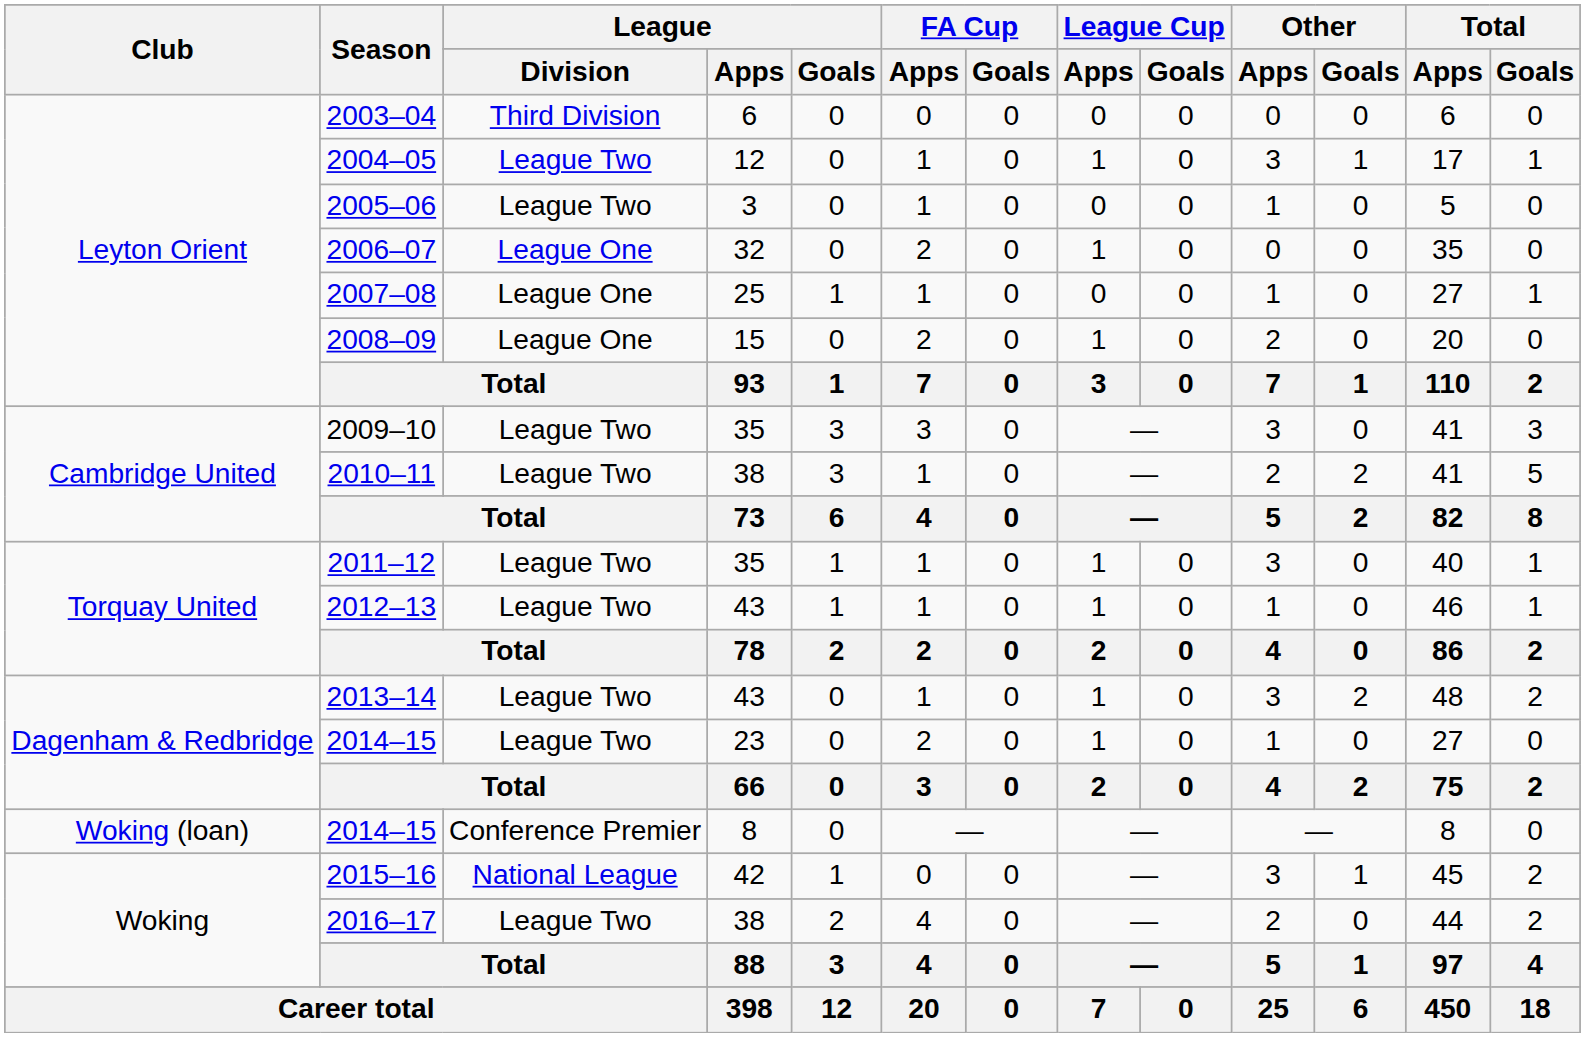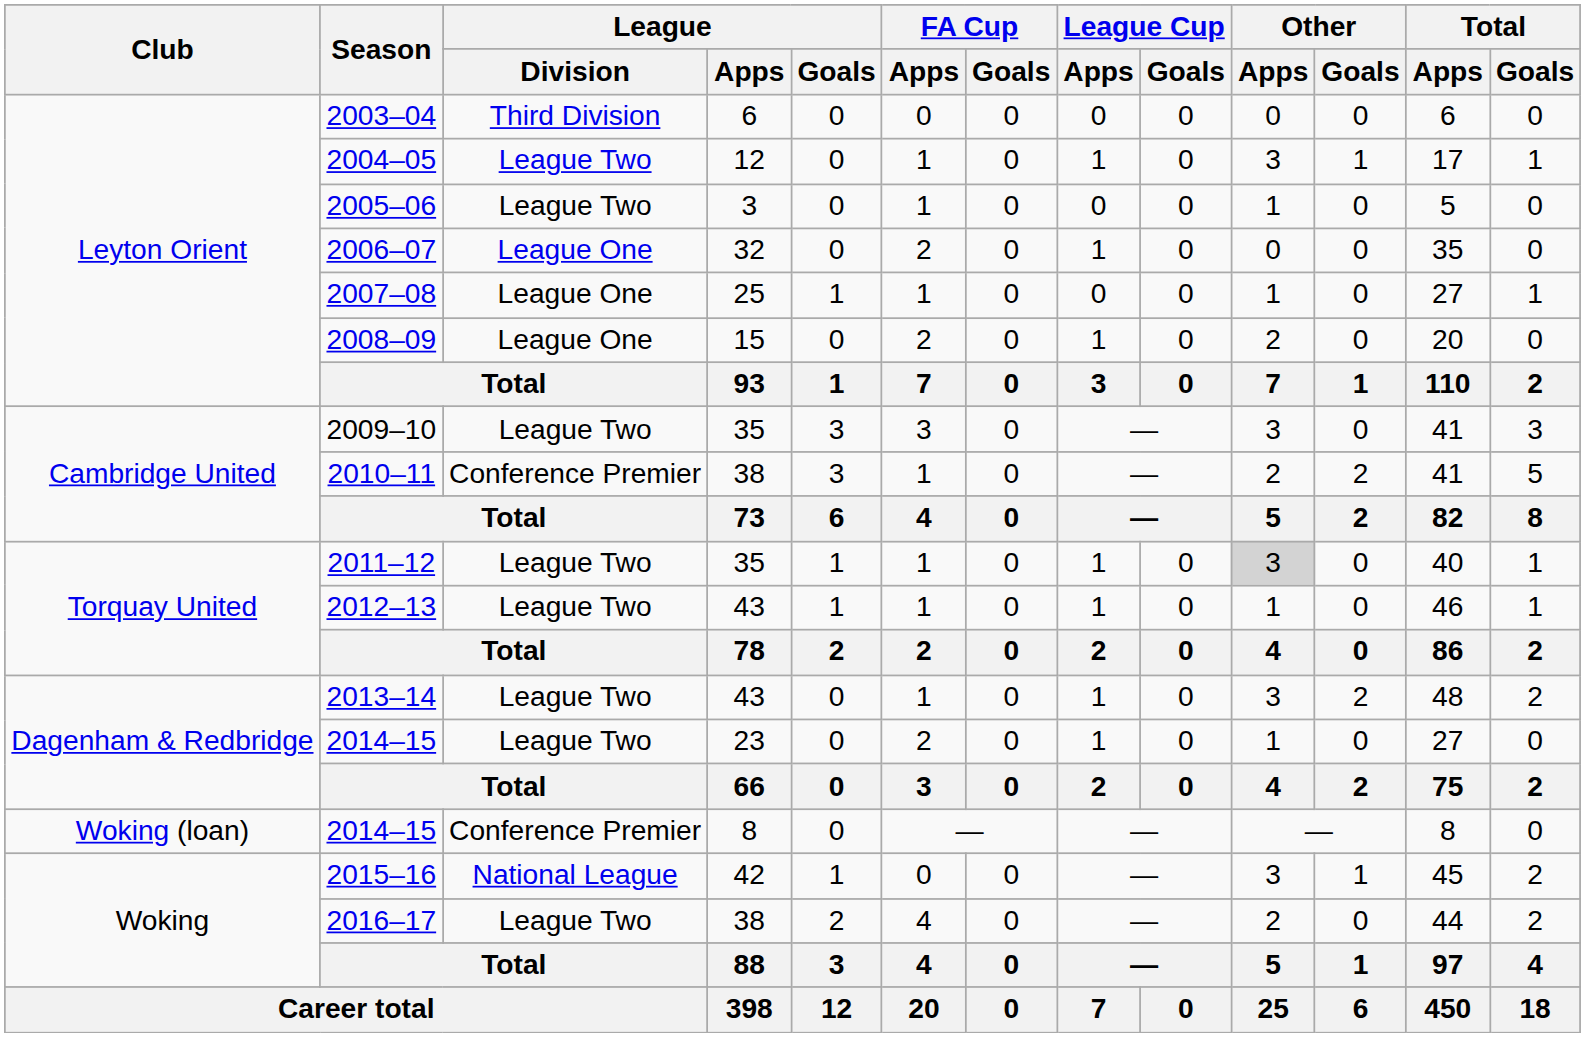(575, 473) League Two -> (575, 473) Conference Premier
(1273, 562) no background -> (1273, 562) lightgrey background
